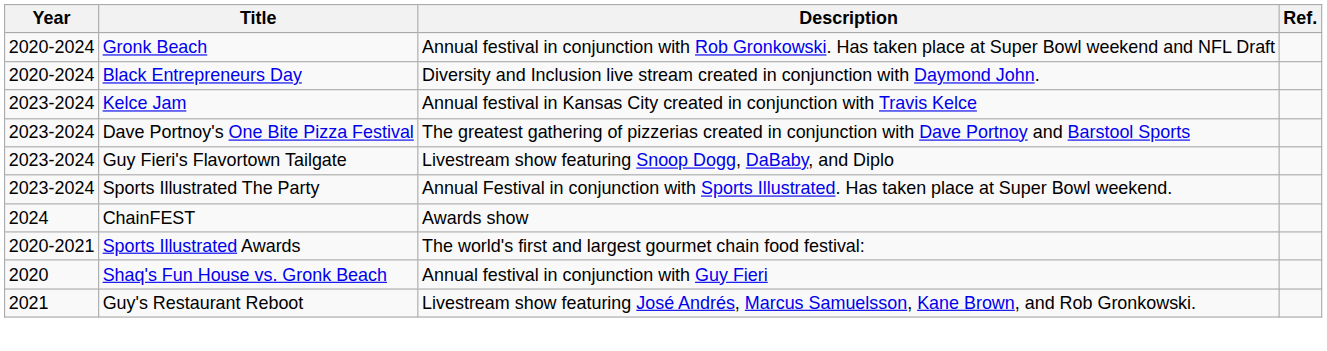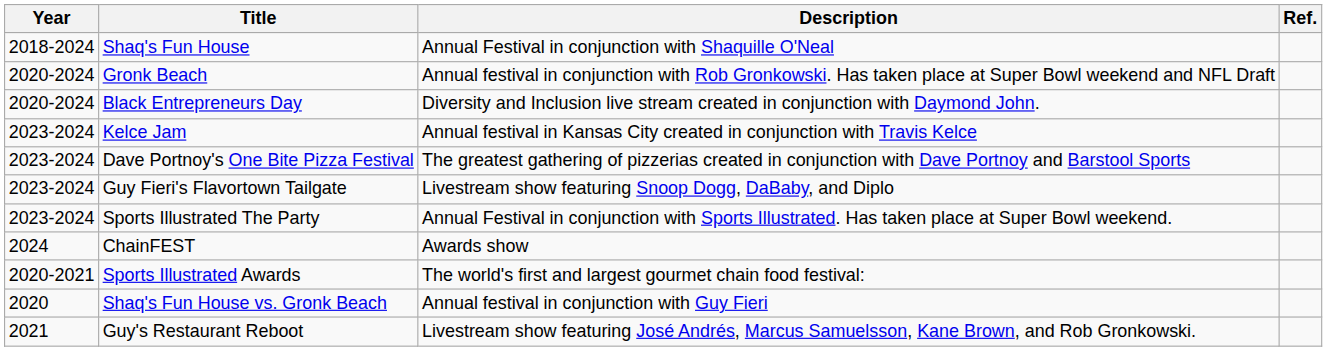+ row: (176, 47)
